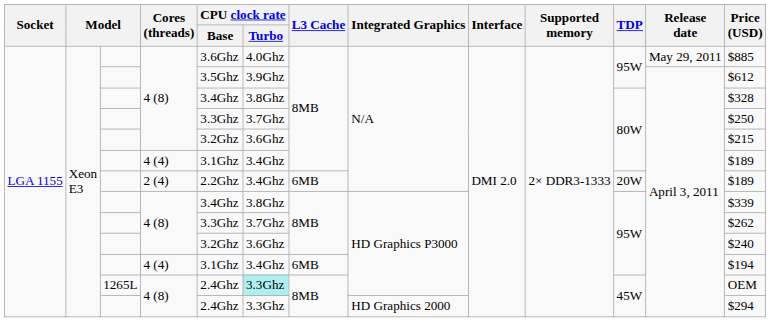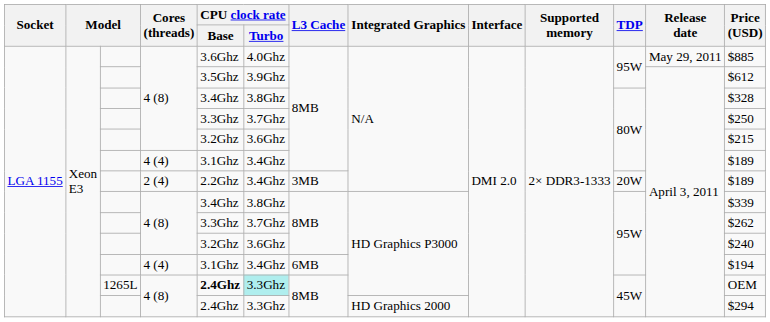(305, 181) 6MB -> (305, 181) 3MB
(219, 285) normal -> (220, 285) bold
